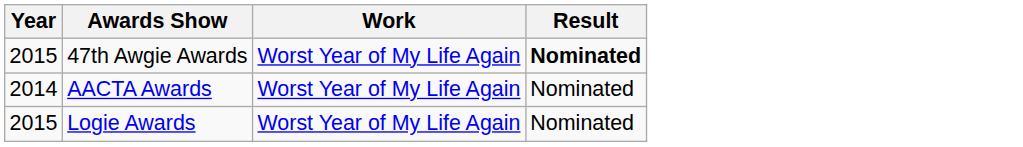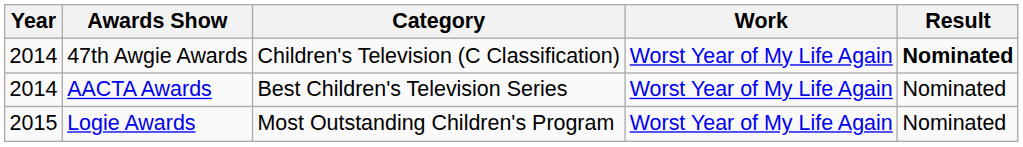+ column: (439, 21)
(33, 55) 2015 -> (33, 55) 2014
